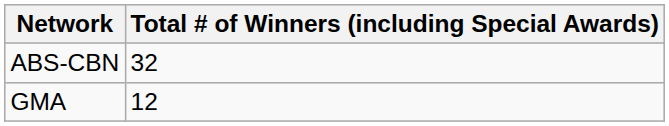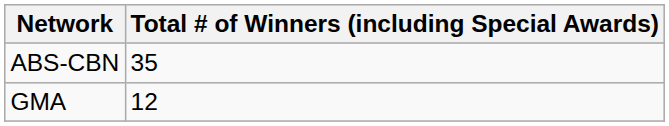(144, 62) 32 -> (144, 62) 35
